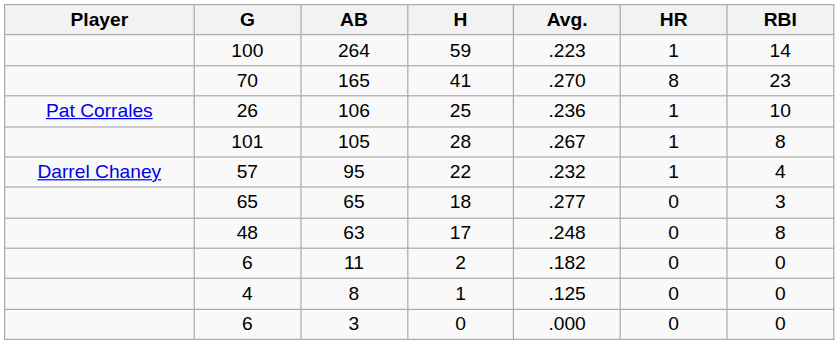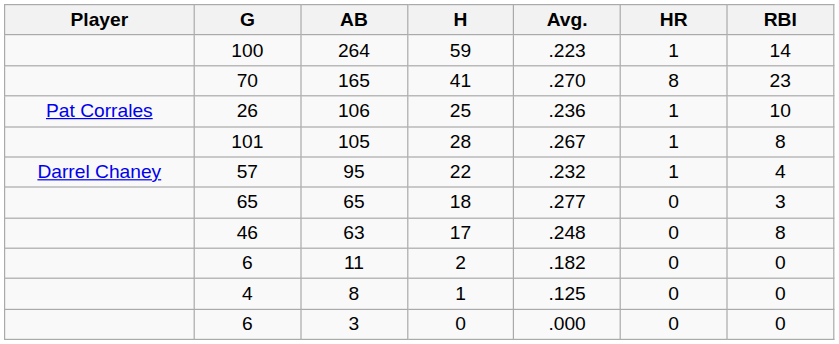(247, 232) 48 -> (247, 232) 46
